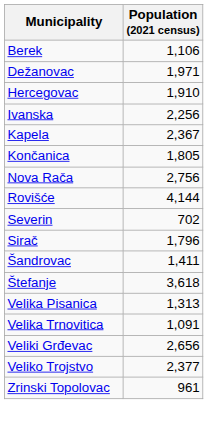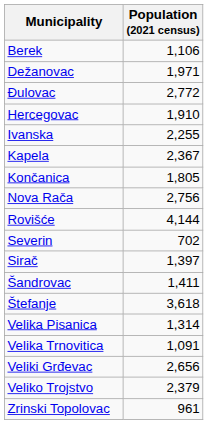+ row: (31, 93)
(183, 114) 2,256 -> (183, 135) 2,255
(183, 240) 1,796 -> (183, 261) 1,397
(183, 303) 1,313 -> (183, 324) 1,314
(183, 366) 2,377 -> (183, 388) 2,379
